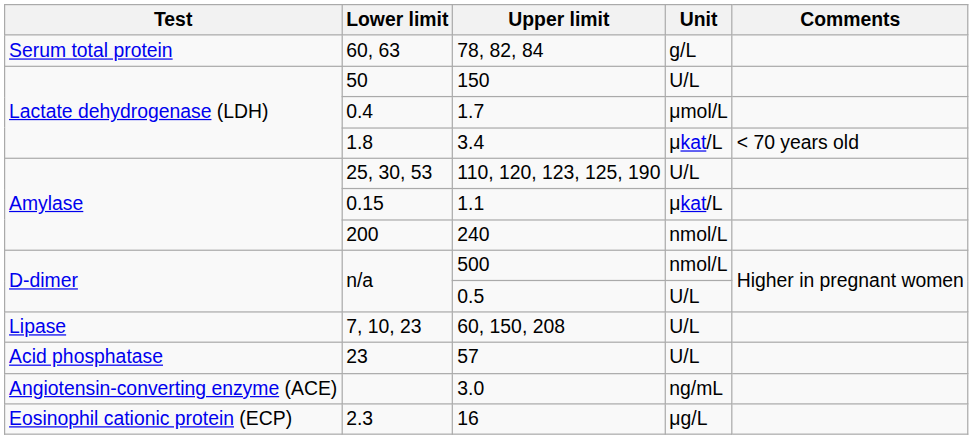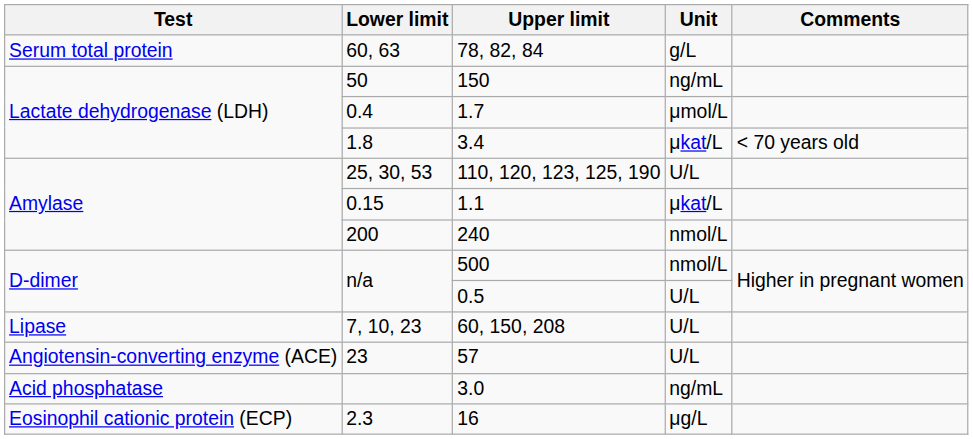(684, 81) U/L -> (696, 81) ng/mL
(86, 357) Acid phosphatase -> (173, 357) Angiotensin-converting enzyme (ACE)
(173, 388) Angiotensin-converting enzyme (ACE) -> (86, 388) Acid phosphatase
